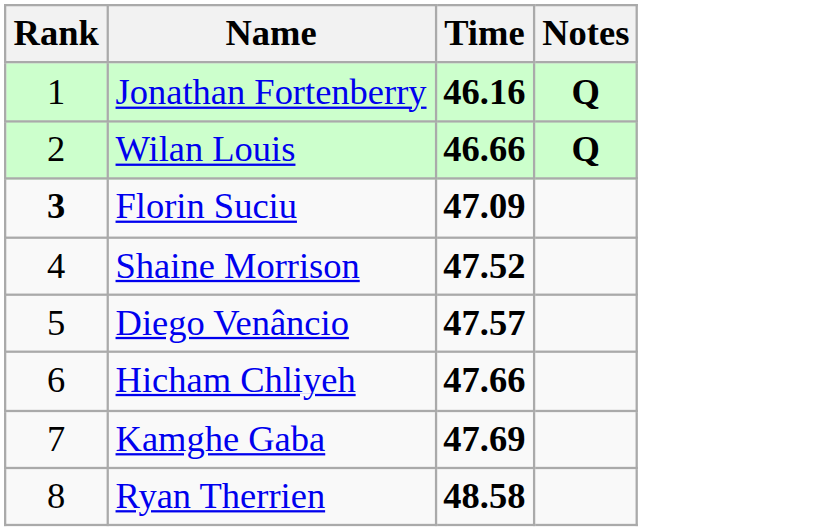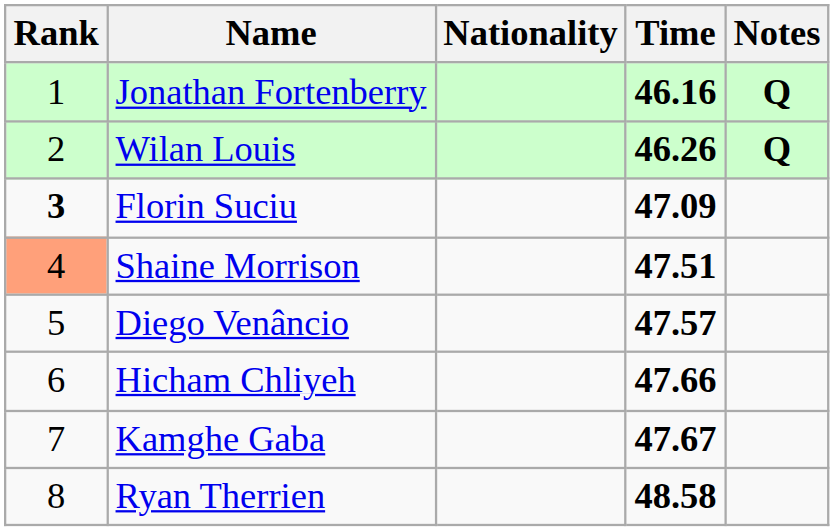+ column: (531, 33)
(484, 149) 46.66 -> (676, 149) 46.26
(56, 264) no background -> (56, 264) lightsalmon background
(484, 264) 47.52 -> (676, 264) 47.51
(484, 438) 47.69 -> (676, 438) 47.67
